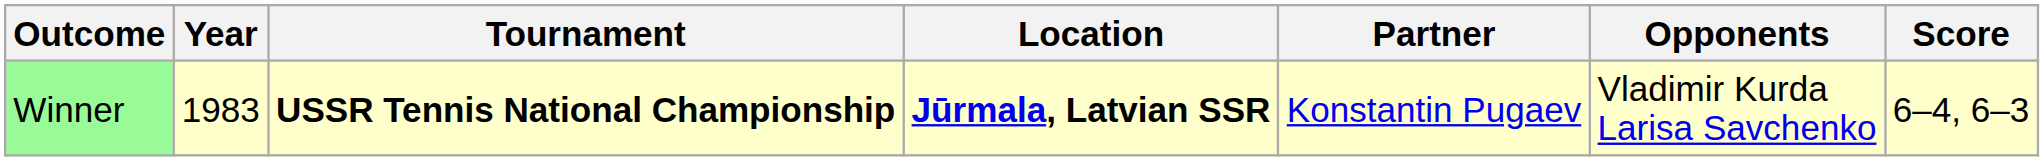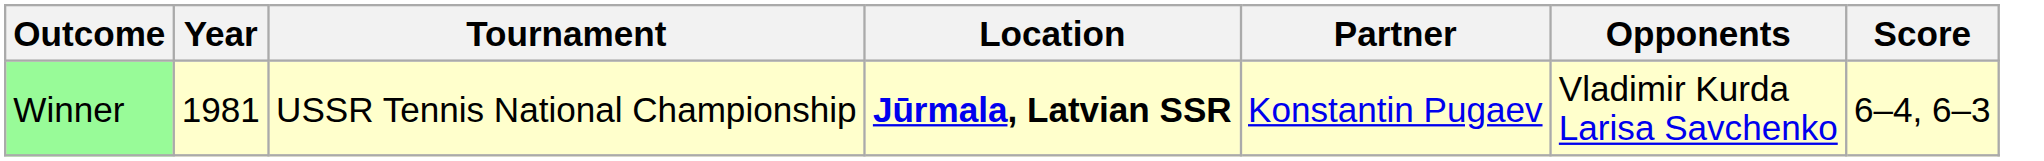(221, 108) 1983 -> (221, 108) 1981
(586, 108) bold -> (566, 108) normal
